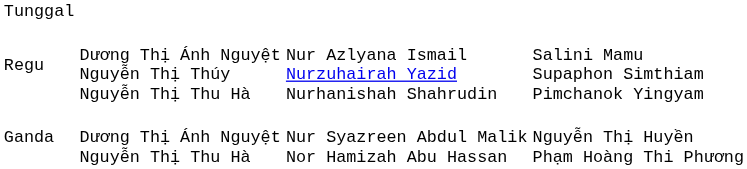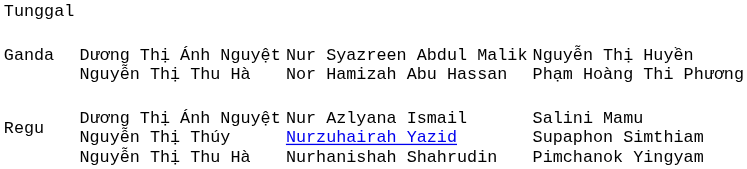rows swapped: (29, 138) <-> (24, 65)
